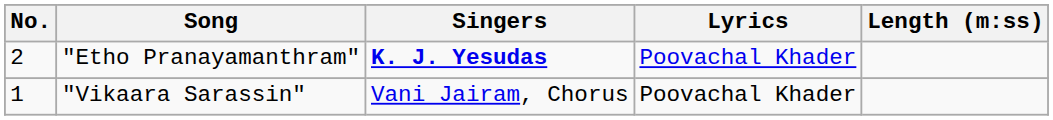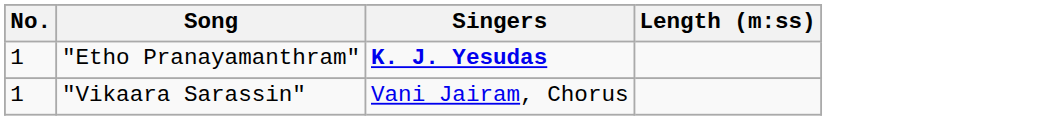- column: (748, 24)
(17, 60) 2 -> (17, 60) 1
